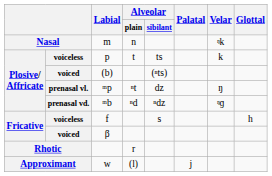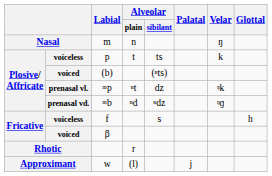(221, 42) ᵑk -> (221, 42) ŋ
(221, 88) ŋ -> (221, 88) ᵑk
